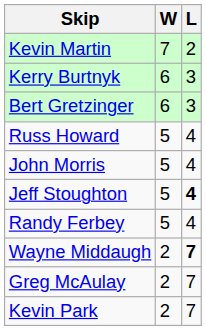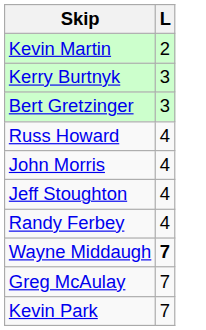- column: (168, 19)
(191, 194) bold -> (165, 194) normal
